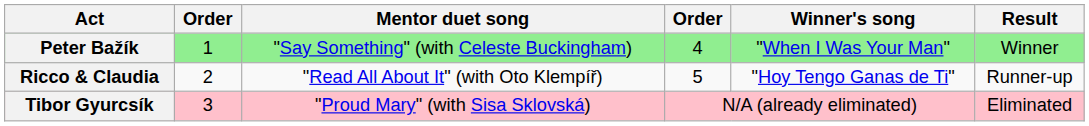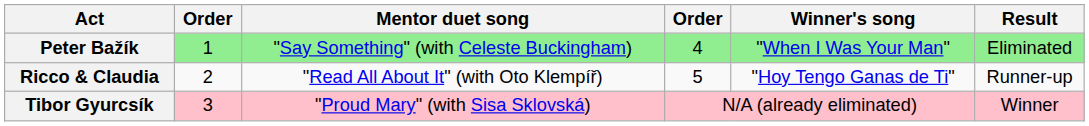(1030, 47) Winner -> (1030, 47) Eliminated
(1030, 105) Eliminated -> (1030, 105) Winner
